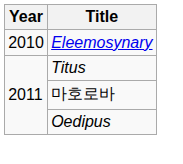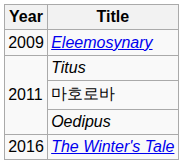(26, 42) 2010 -> (26, 42) 2009
+ row: (113, 147)
